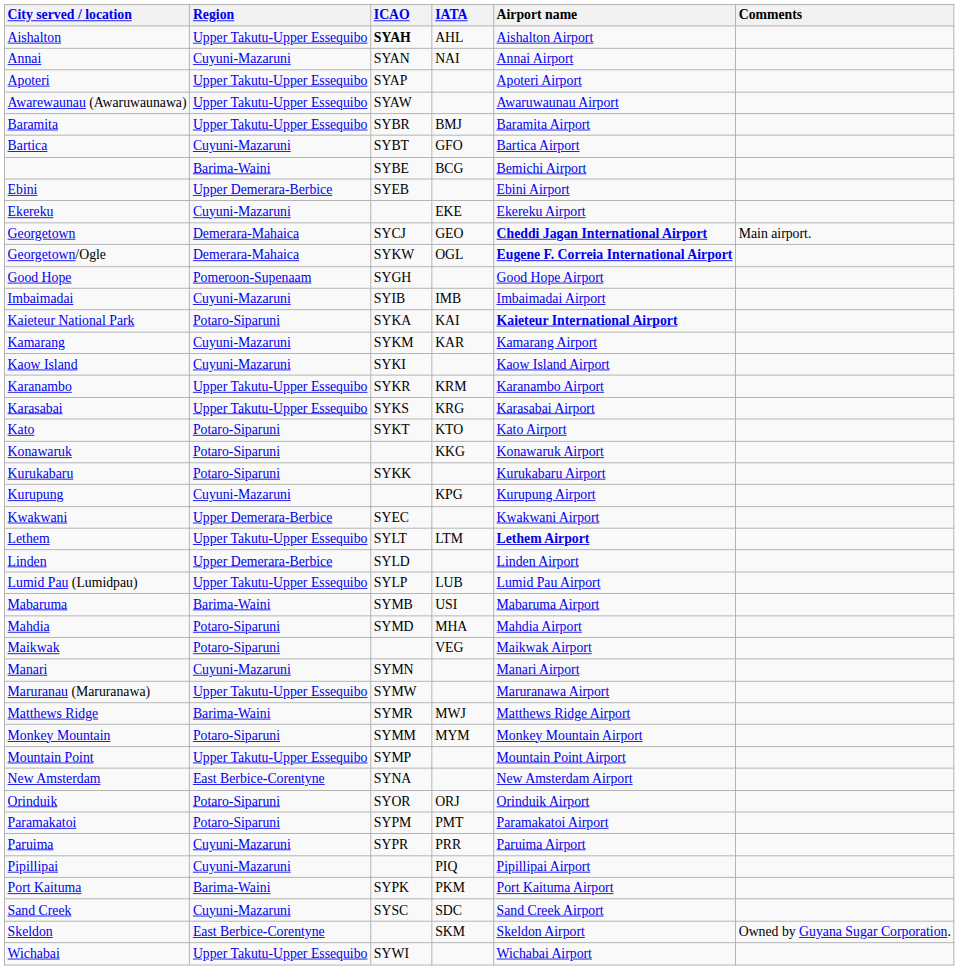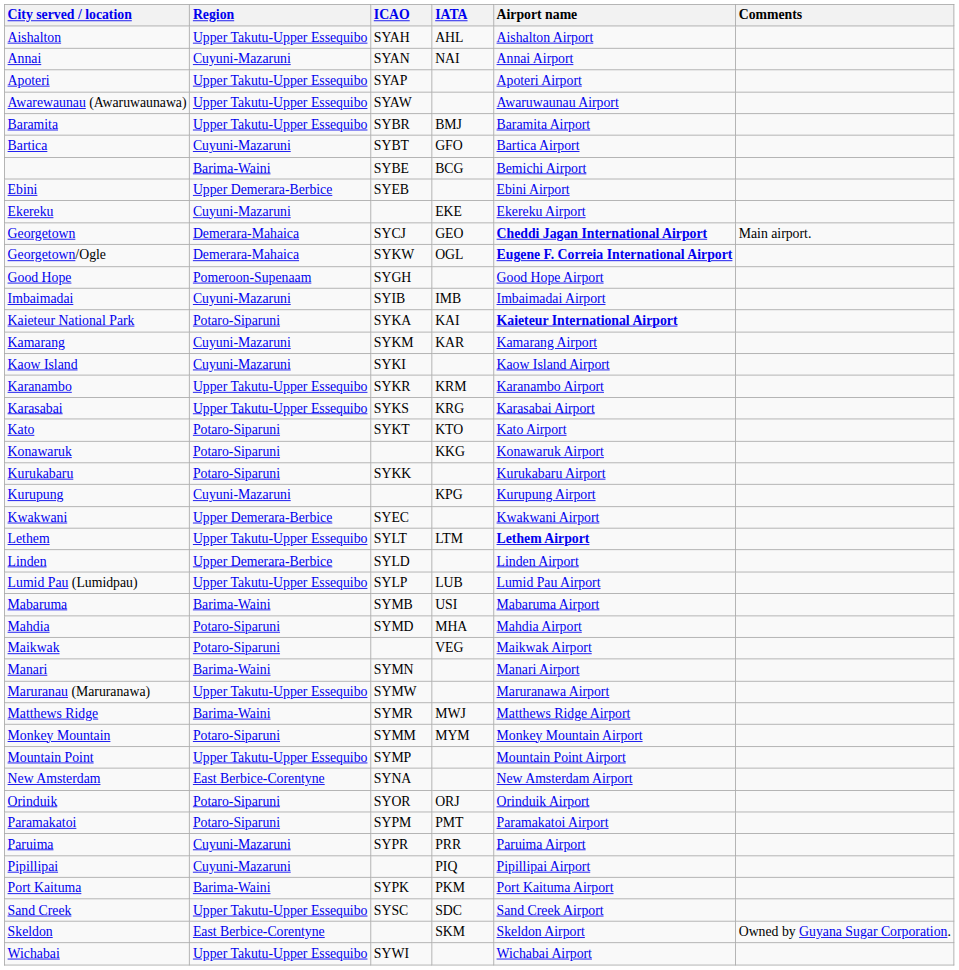(392, 37) bold -> (392, 37) normal
(242, 670) Cuyuni-Mazaruni -> (232, 670) Barima-Waini
(242, 910) Cuyuni-Mazaruni -> (280, 910) Upper Takutu-Upper Essequibo
